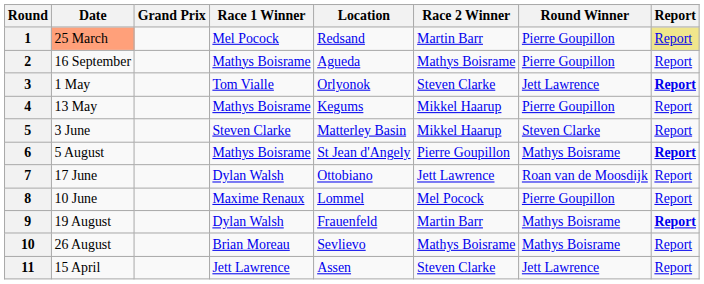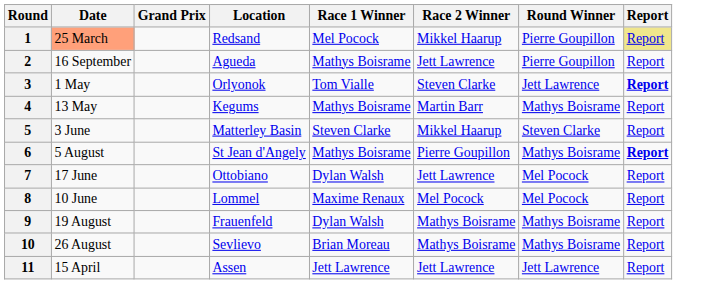columns swapped: (364, 15) <-> (261, 15)
(450, 38) Martin Barr -> (459, 38) Mikkel Haarup
(466, 61) Mathys Boisrame -> (456, 61) Jett Lawrence
(459, 107) Mikkel Haarup -> (450, 107) Martin Barr
(568, 107) Pierre Goupillon -> (571, 107) Mathys Boisrame
(585, 175) Roan van de Moosdijk -> (555, 175) Mel Pocock
(568, 198) Pierre Goupillon -> (555, 198) Mel Pocock
(450, 221) Martin Barr -> (466, 221) Mathys Boisrame
(675, 221) bold -> (646, 221) normal
(456, 267) Steven Clarke -> (456, 267) Jett Lawrence
